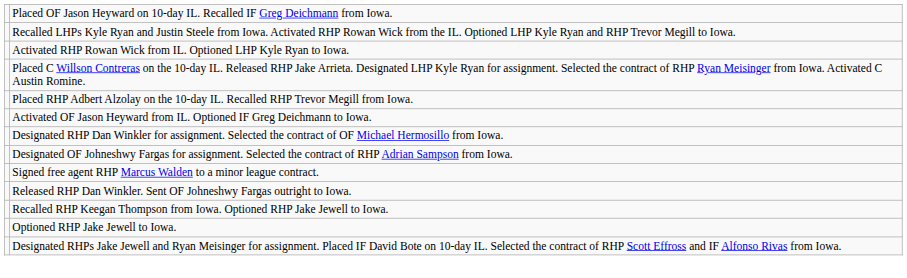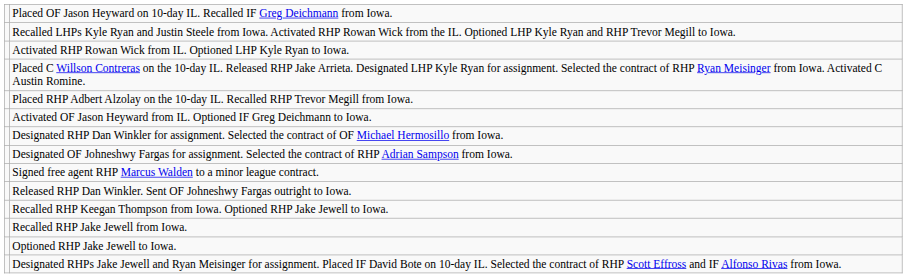+ row: (100, 227)
